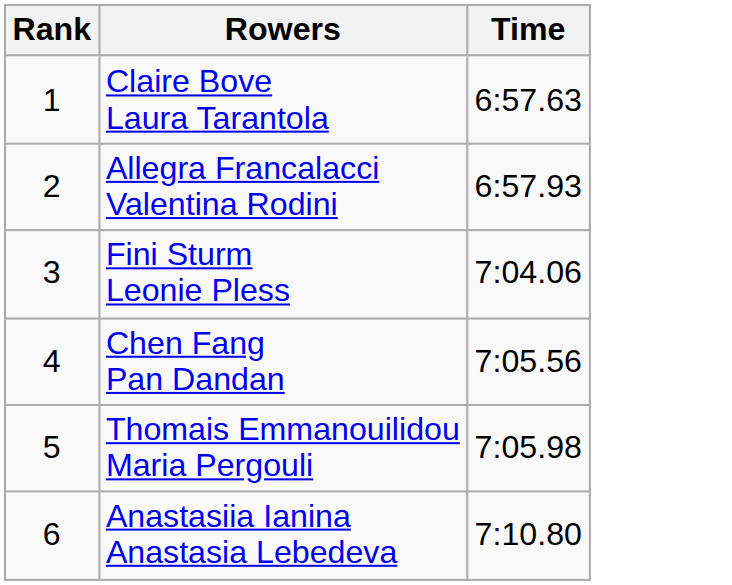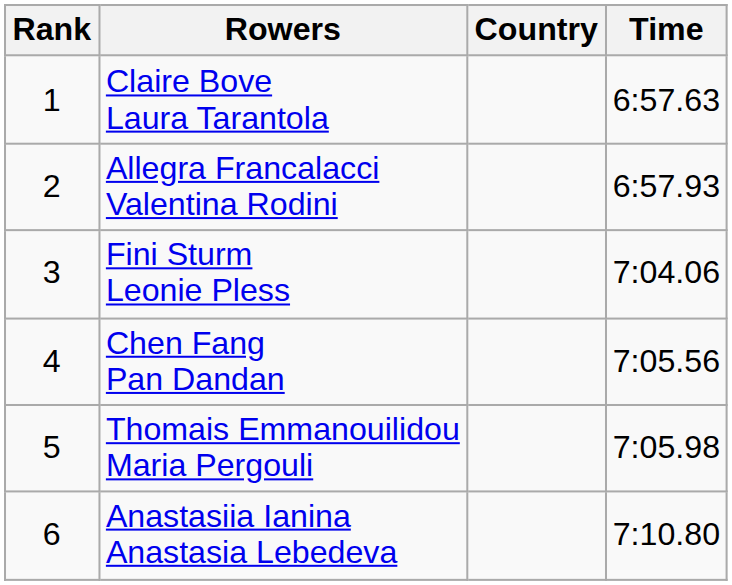+ column: (536, 30)
